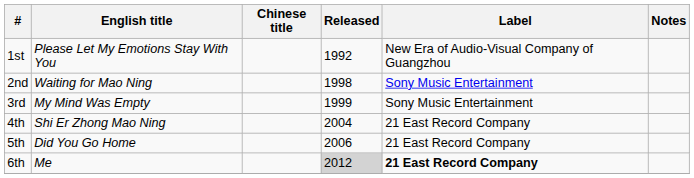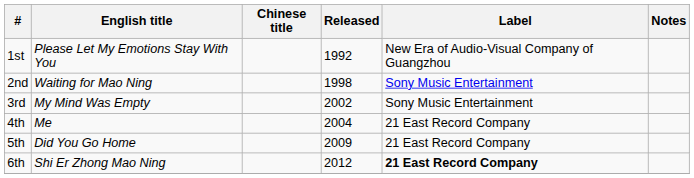(338, 103) 1999 -> (338, 103) 2002
(100, 123) Shi Er Zhong Mao Ning -> (43, 123) Me
(338, 143) 2006 -> (338, 143) 2009
(43, 163) Me -> (100, 163) Shi Er Zhong Mao Ning
(338, 163) lightgrey background -> (338, 163) no background
